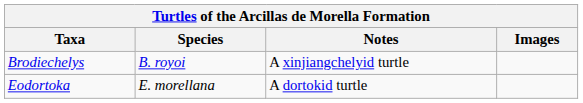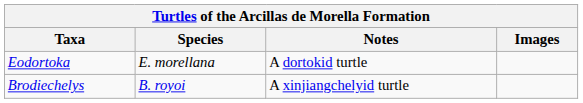rows swapped: (46, 62) <-> (39, 86)
